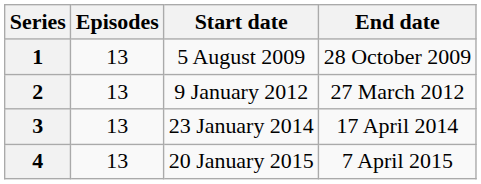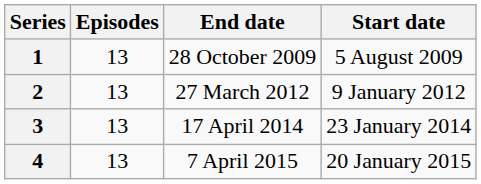columns swapped: (241, 21) <-> (397, 21)
